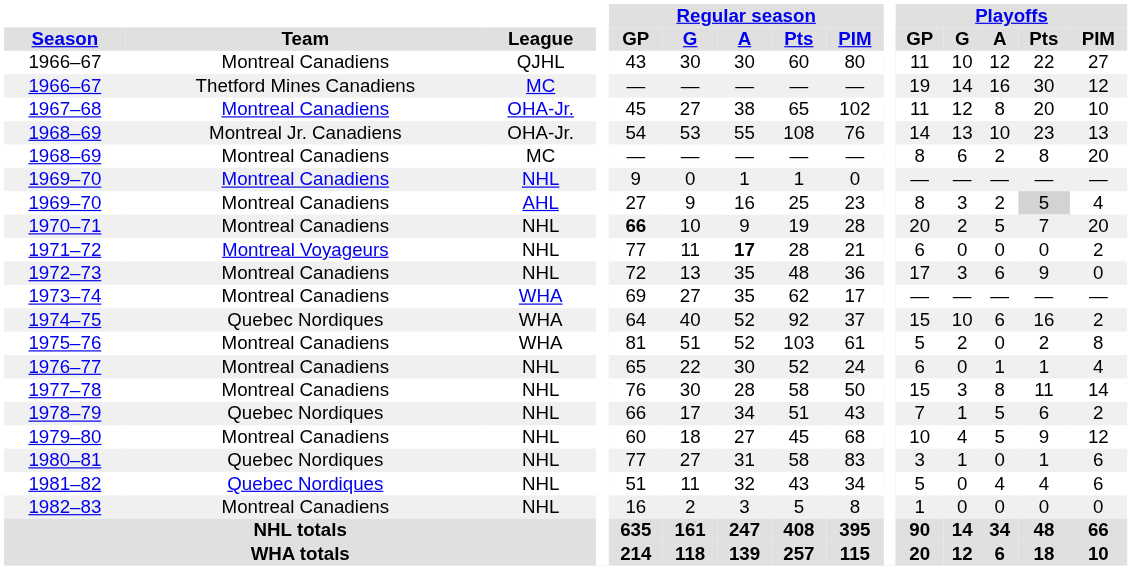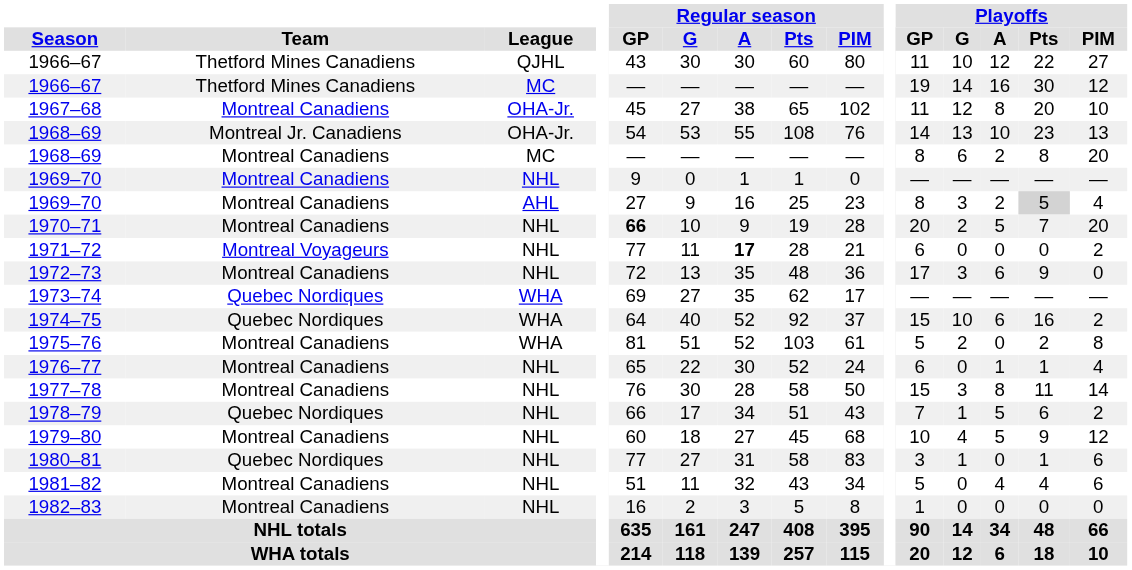(305, 62) Montreal Canadiens -> (305, 62) Thetford Mines Canadiens
(305, 296) Montreal Canadiens -> (305, 296) Quebec Nordiques
(305, 483) Quebec Nordiques -> (305, 483) Montreal Canadiens
